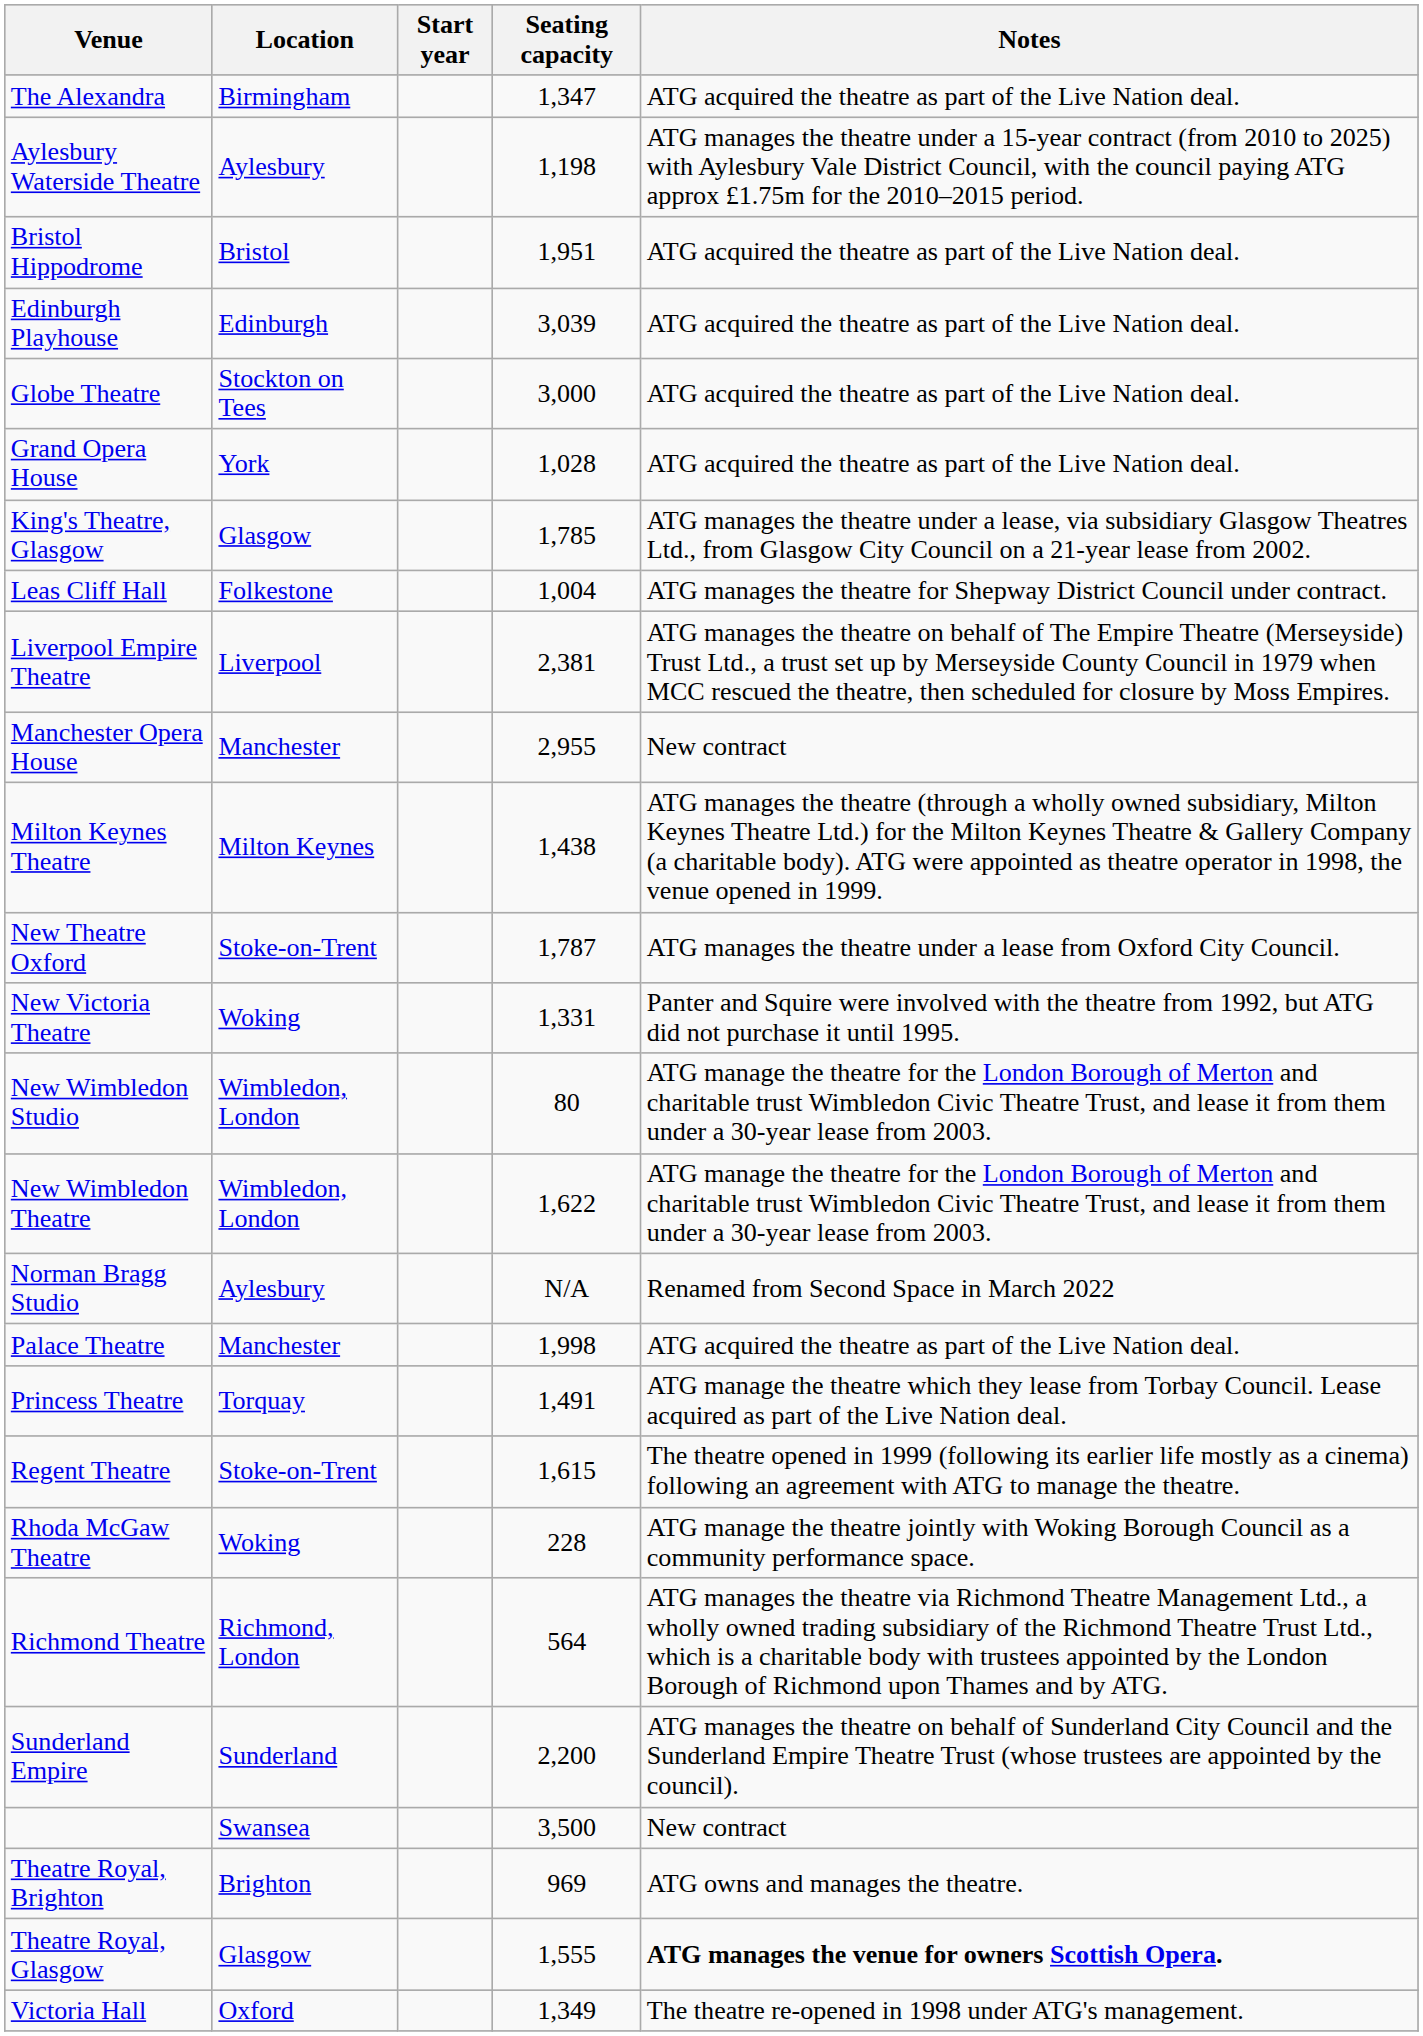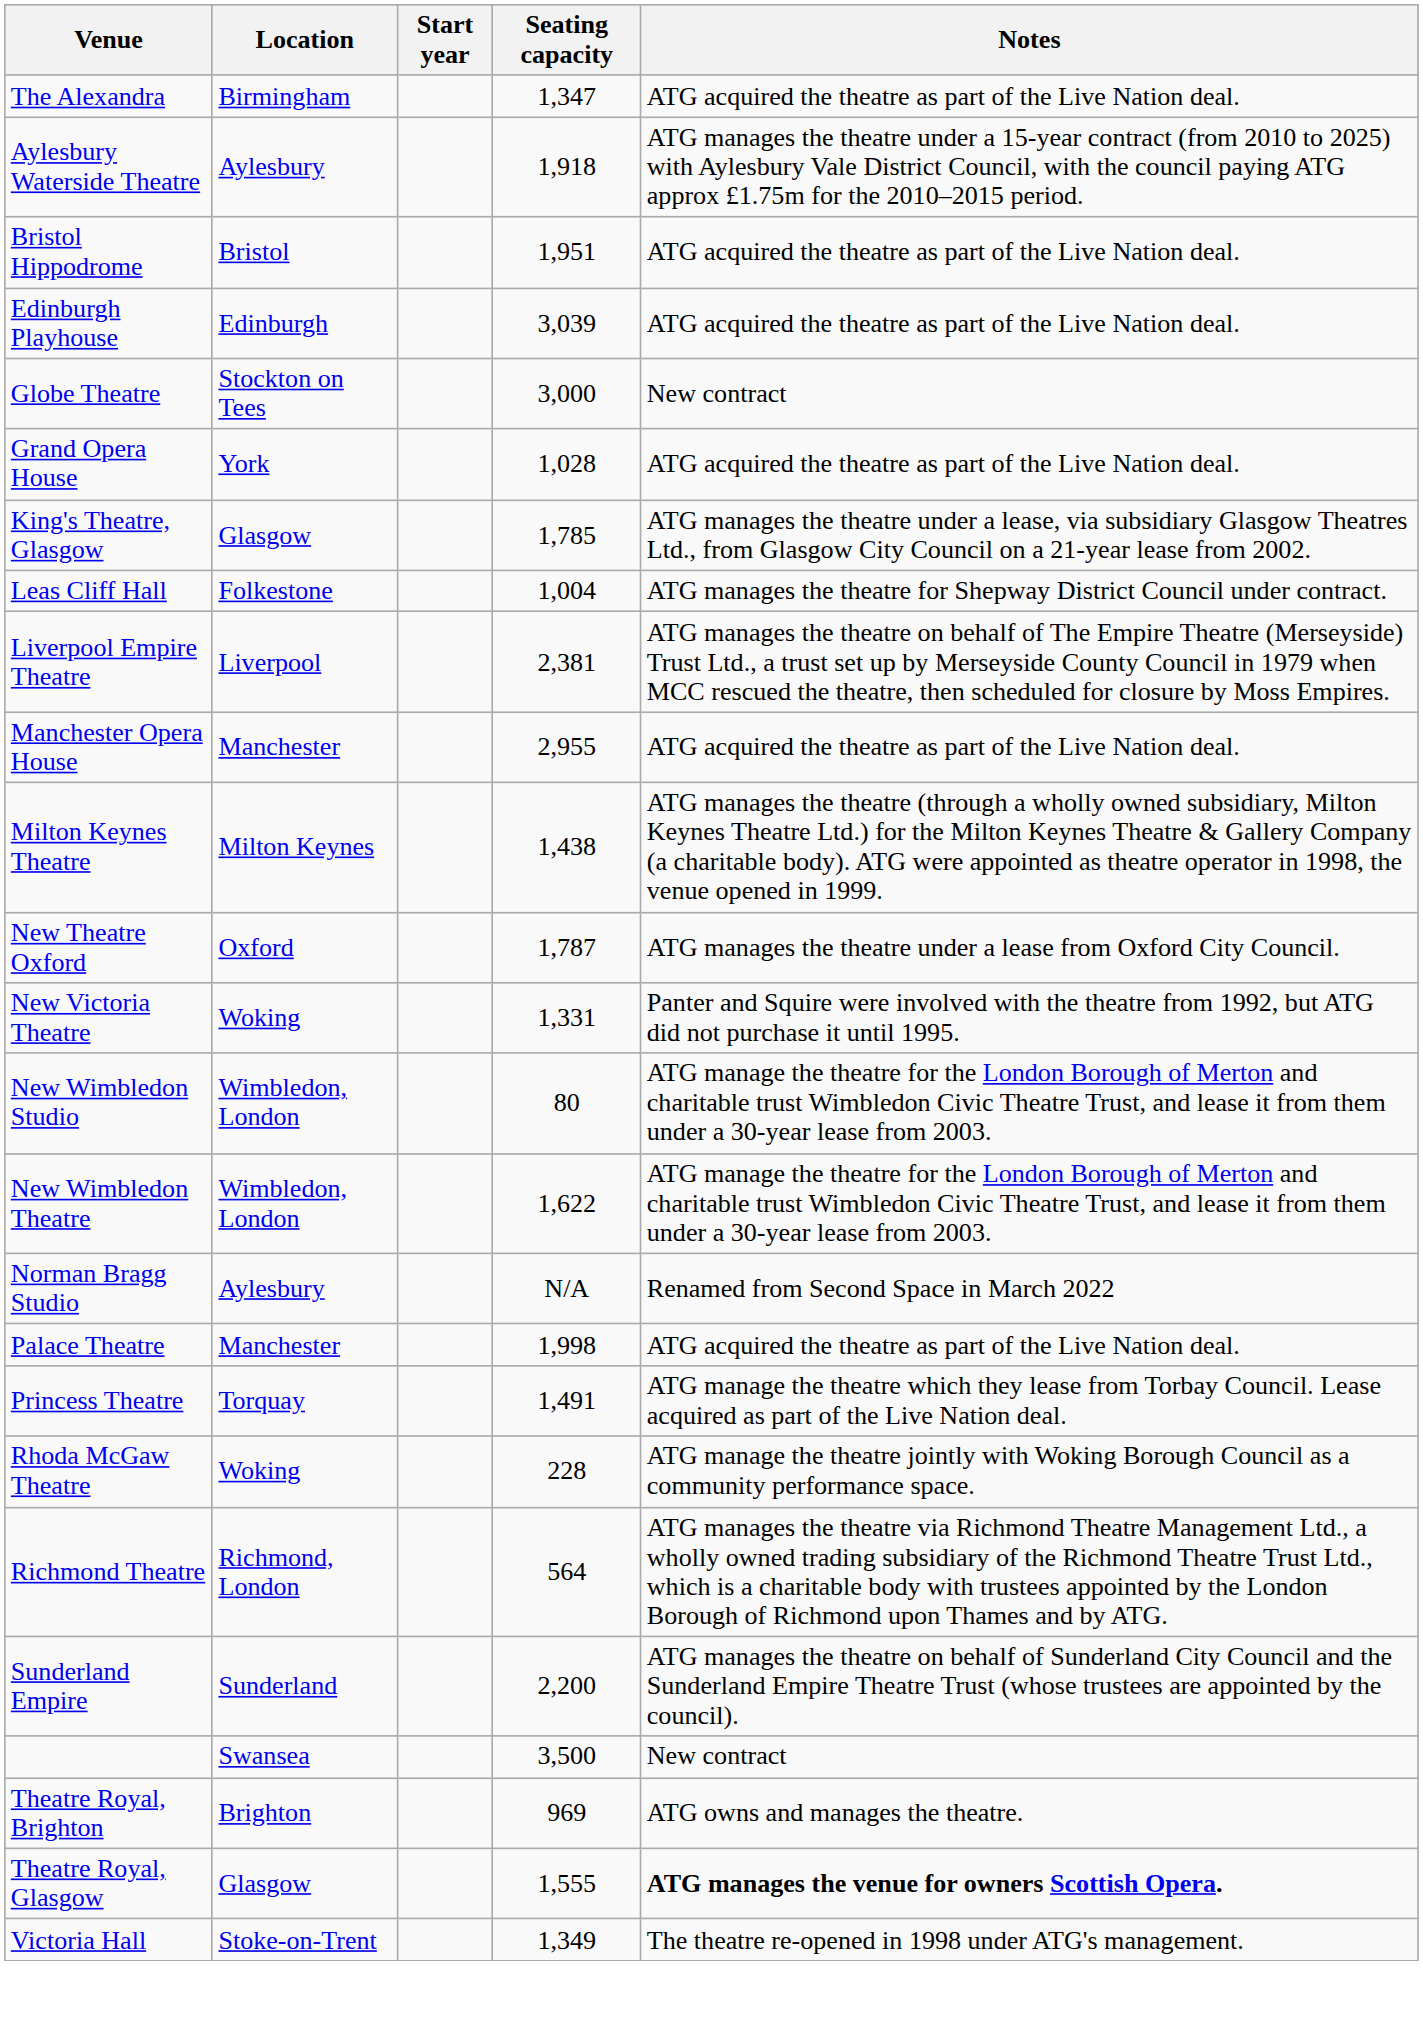(567, 166) 1,198 -> (567, 166) 1,918
(943, 393) ATG acquired the theatre as part of the Live Nation deal. -> (717, 393) New contract
(717, 746) New contract -> (943, 746) ATG acquired the theatre as part of the Live Nation deal.
(298, 946) Stoke-on-Trent -> (256, 946) Oxford
- row: (91, 1471)
(256, 2010) Oxford -> (298, 1939) Stoke-on-Trent
